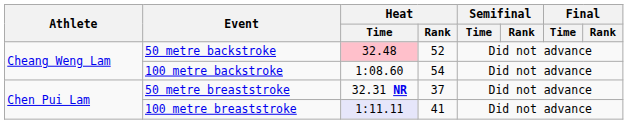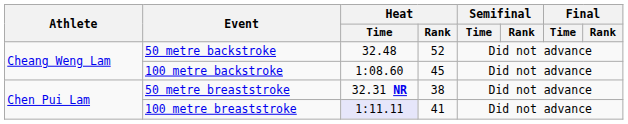(379, 51) pink background -> (379, 51) no background
(438, 70) 54 -> (438, 70) 45
(438, 90) 37 -> (438, 90) 38
